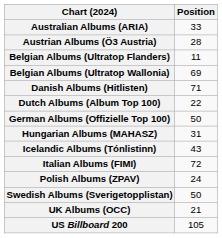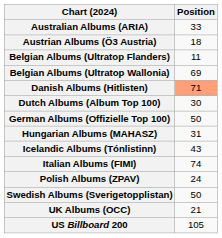(196, 42) 28 -> (196, 42) 18
(196, 88) no background -> (196, 88) lightsalmon background
(196, 103) 22 -> (196, 103) 30
(196, 164) 72 -> (196, 164) 74
